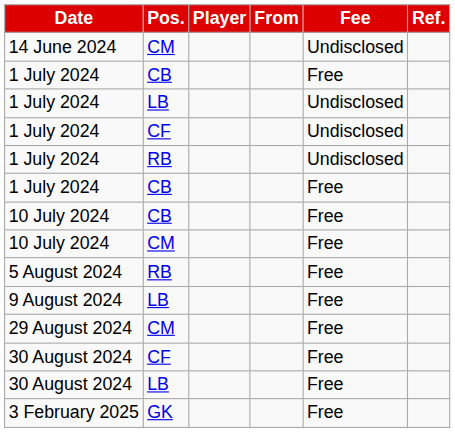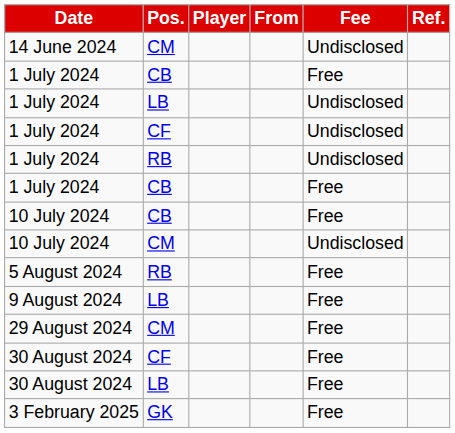(325, 243) Free -> (355, 243) Undisclosed
